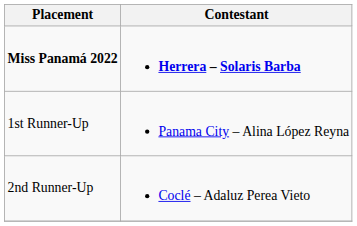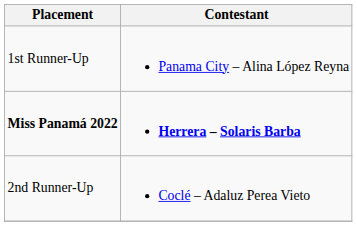rows swapped: (63, 58) <-> (48, 123)
